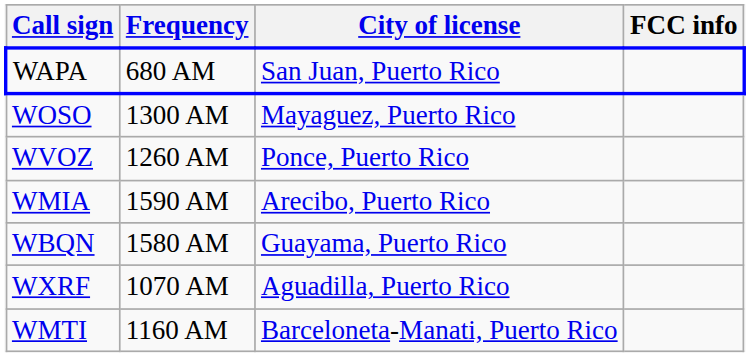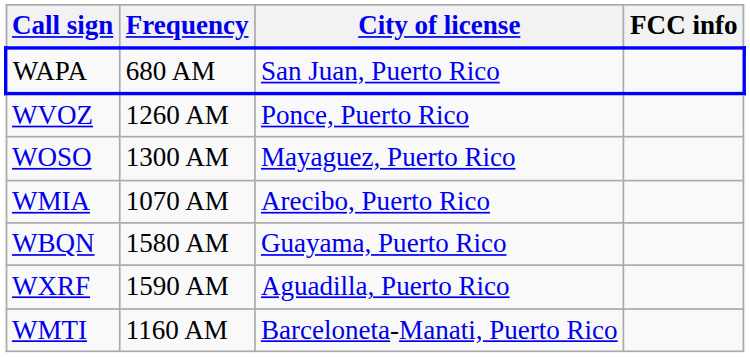rows swapped: (52, 157) <-> (52, 115)
(177, 200) 1590 AM -> (177, 200) 1070 AM
(177, 286) 1070 AM -> (177, 286) 1590 AM
